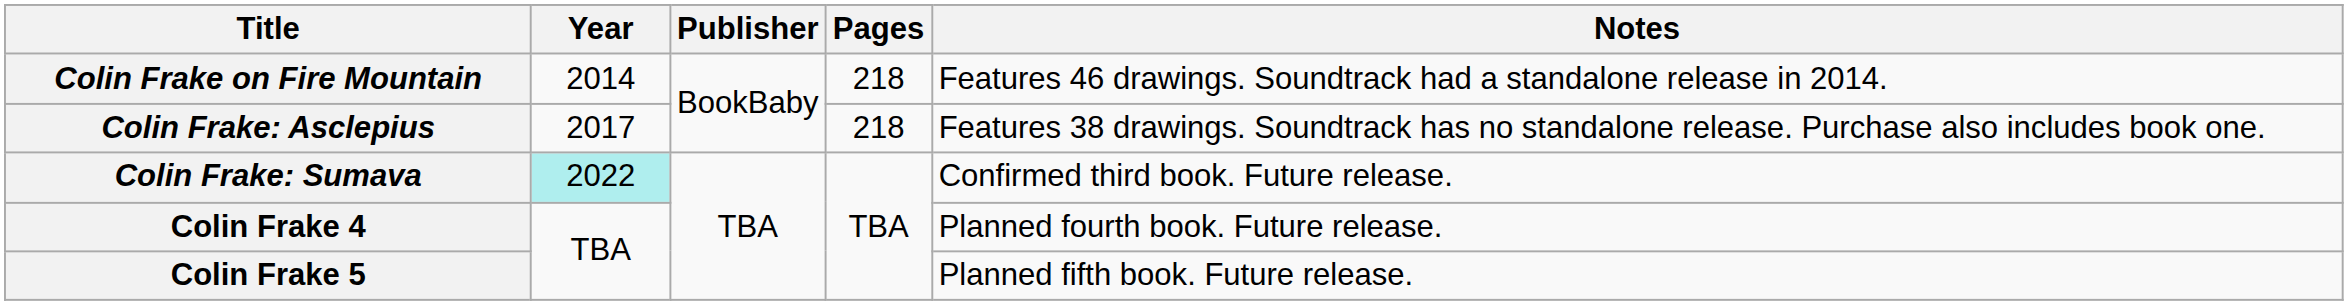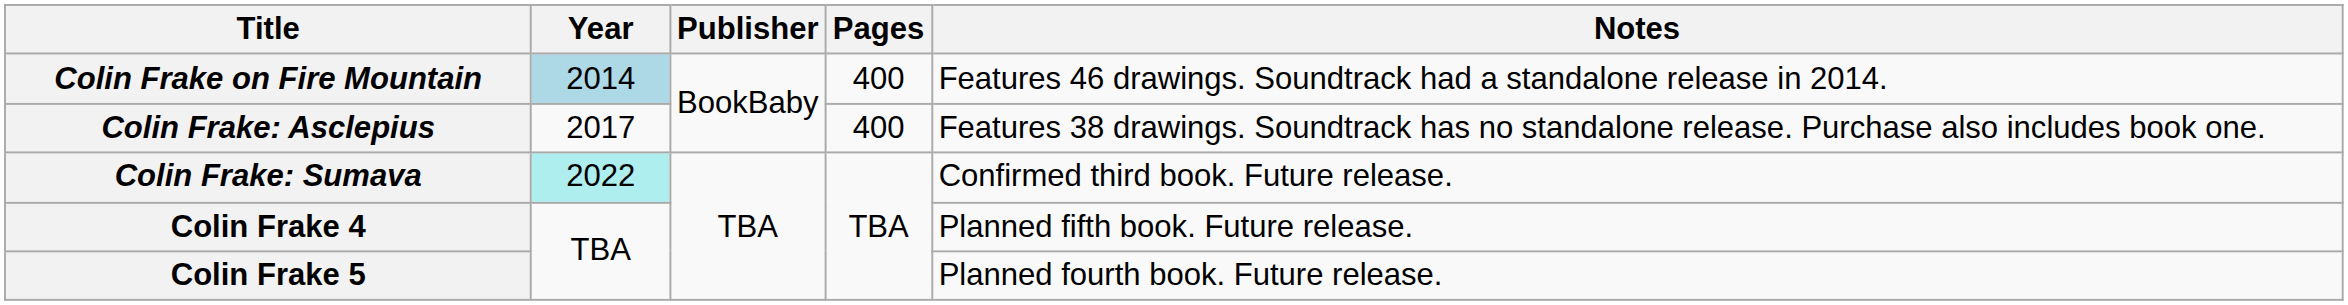(601, 78) no background -> (601, 78) lightblue background
(879, 78) 218 -> (879, 78) 400
(879, 127) 218 -> (879, 127) 400
(1191, 226) Planned fourth book. Future release. -> (1176, 226) Planned fifth book. Future release.
(1176, 275) Planned fifth book. Future release. -> (1191, 275) Planned fourth book. Future release.
